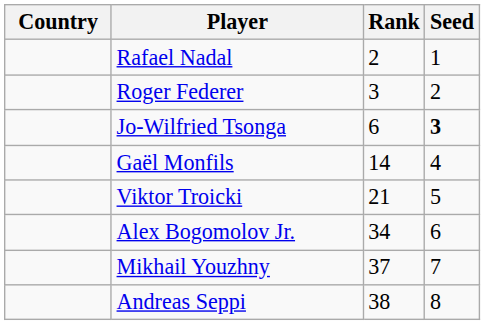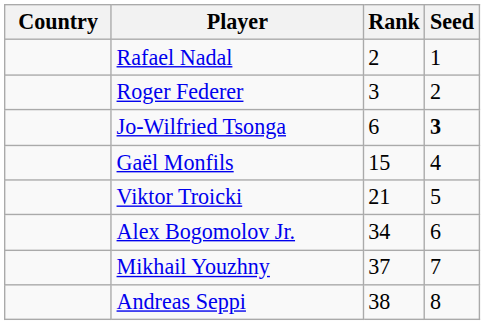(379, 162) 14 -> (379, 162) 15
